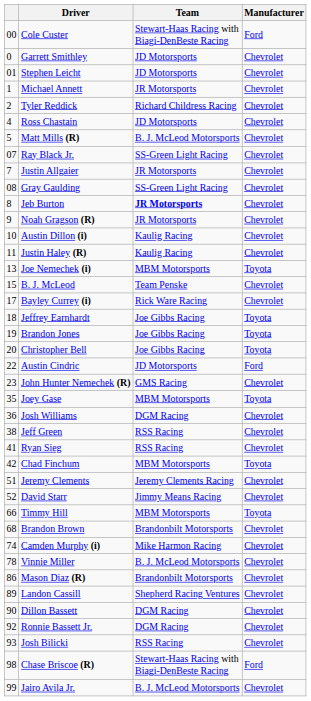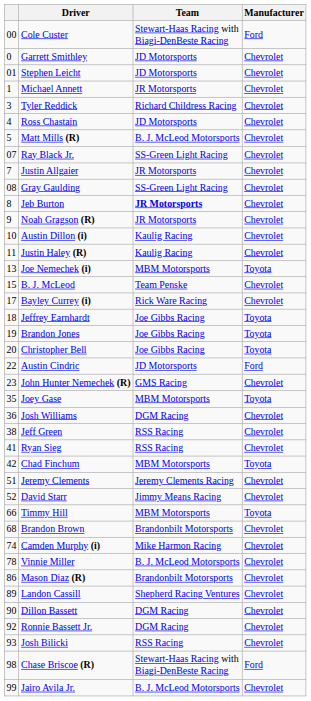(9, 105) 2 -> (9, 105) 3
